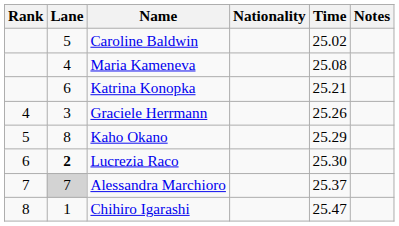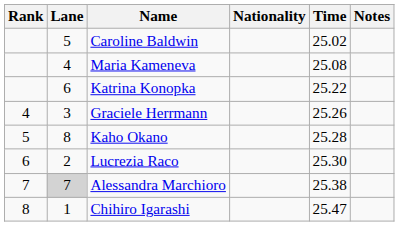(330, 88) 25.21 -> (330, 88) 25.22
(330, 137) 25.29 -> (330, 137) 25.28
(67, 161) bold -> (67, 161) normal
(330, 185) 25.37 -> (330, 185) 25.38
